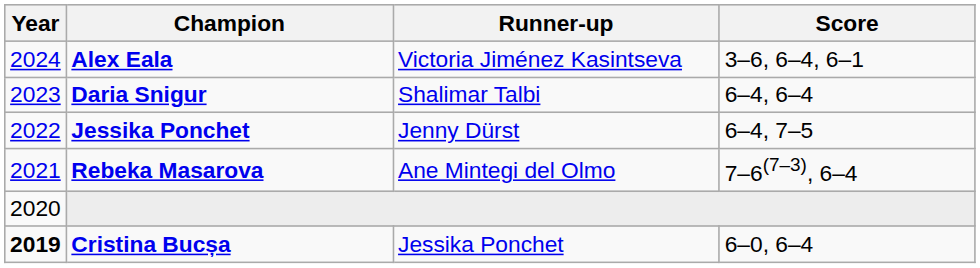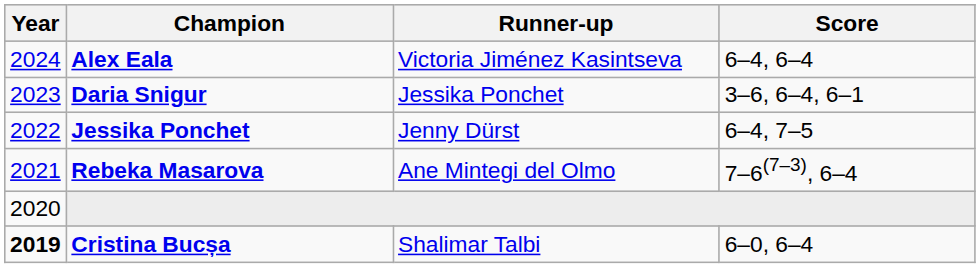(794, 59) 3–6, 6–4, 6–1 -> (769, 59) 6–4, 6–4
(469, 95) Shalimar Talbi -> (481, 95) Jessika Ponchet
(769, 95) 6–4, 6–4 -> (794, 95) 3–6, 6–4, 6–1
(481, 245) Jessika Ponchet -> (469, 245) Shalimar Talbi
